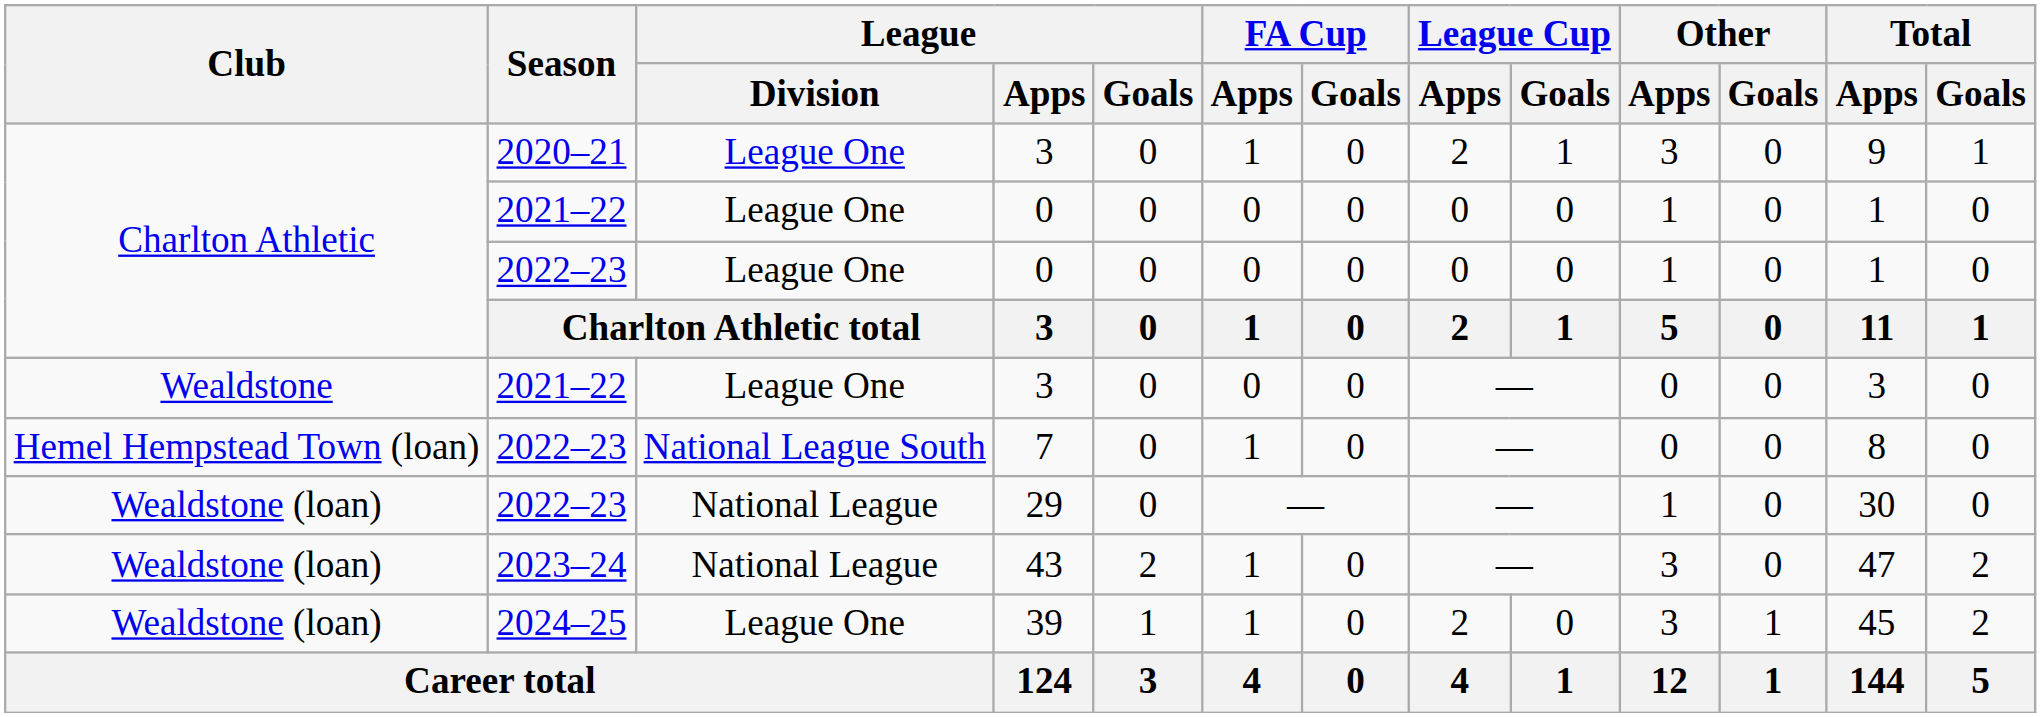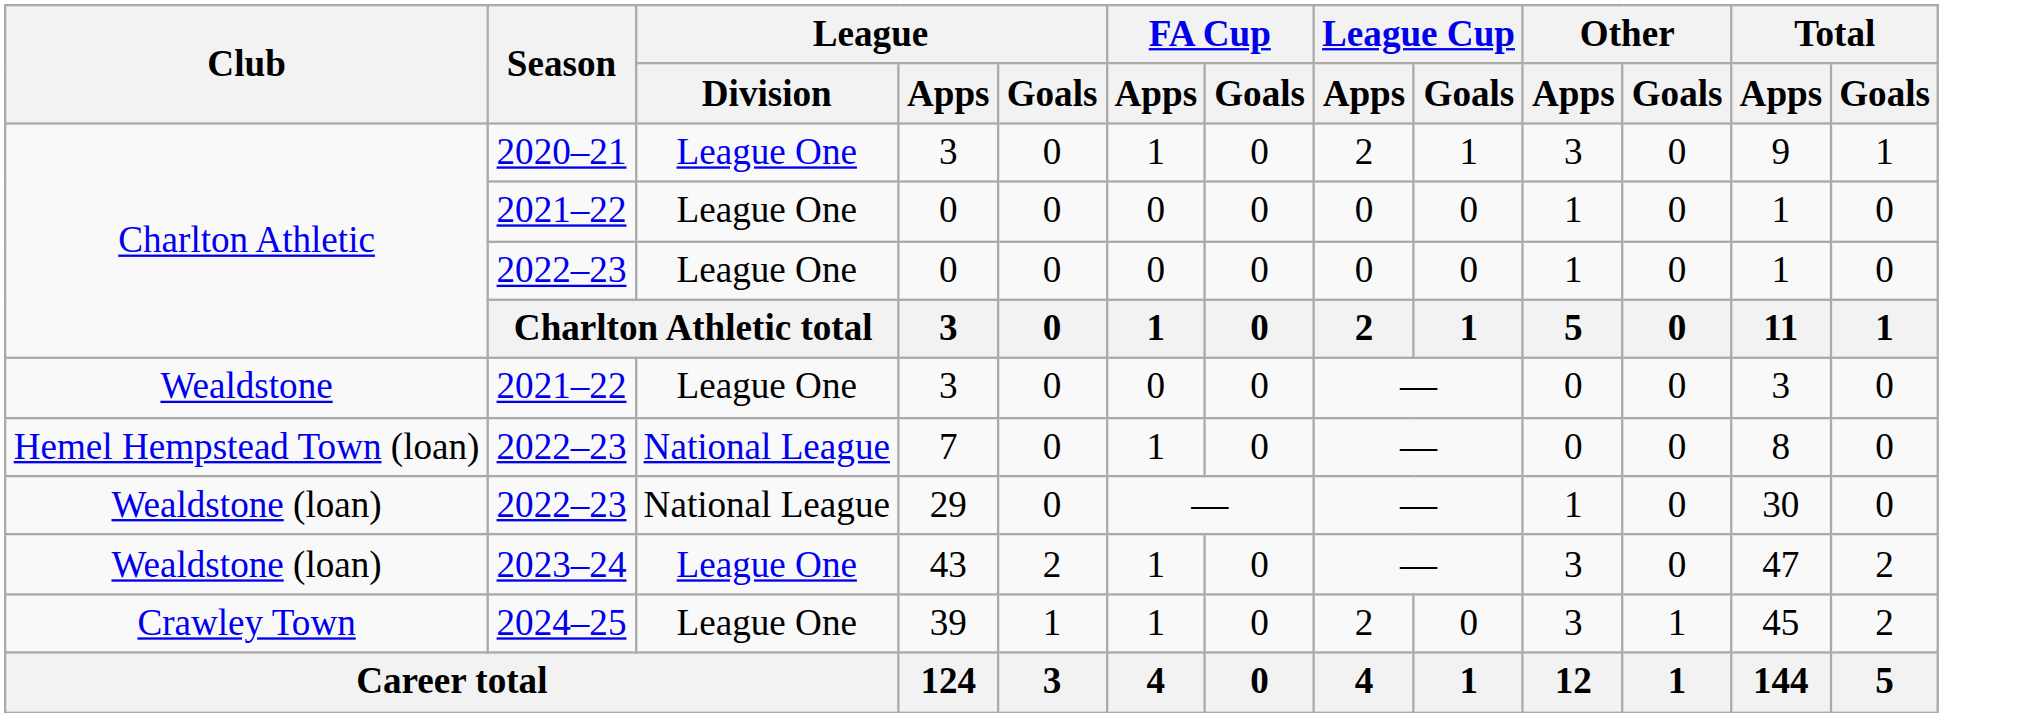(815, 446) National League South -> (767, 446) National League
(815, 563) National League -> (767, 563) League One
(247, 622) Wealdstone (loan) -> (247, 622) Crawley Town
